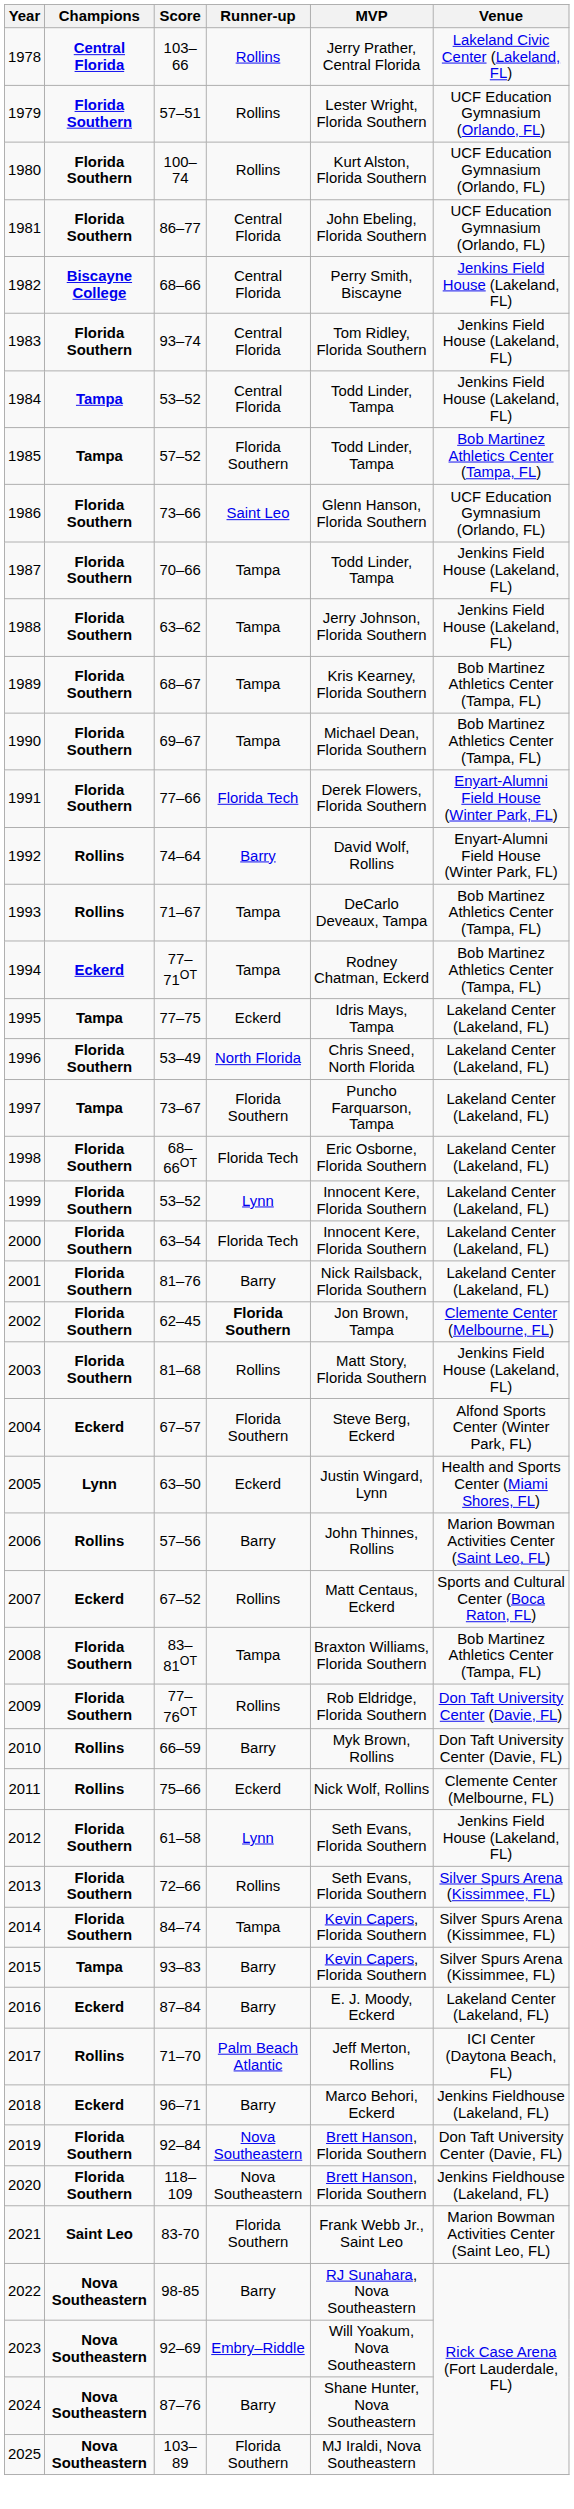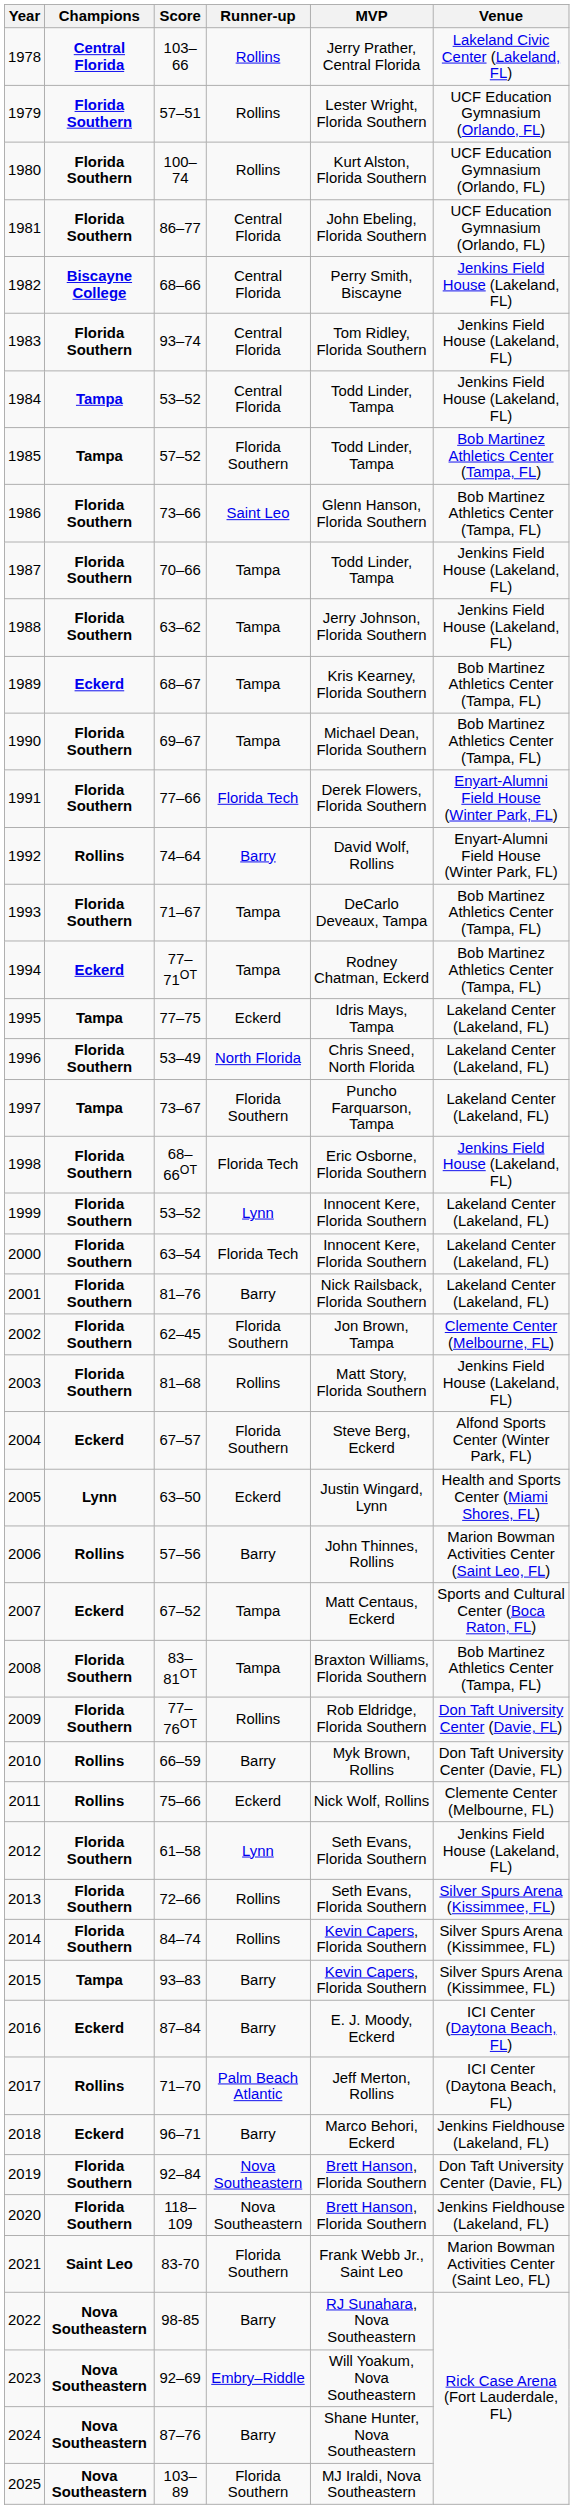(501, 513) UCF Education Gymnasium (Orlando, FL) -> (501, 513) Bob Martinez Athletics Center (Tampa, FL)
(99, 684) Florida Southern -> (99, 684) Eckerd
(99, 912) Rollins -> (99, 912) Florida Southern
(501, 1158) Lakeland Center (Lakeland, FL) -> (501, 1164) Jenkins Field House (Lakeland, FL)
(258, 1321) bold -> (258, 1334) normal
(258, 1598) Rollins -> (258, 1611) Tampa
(258, 1927) Tampa -> (258, 1939) Rollins
(501, 2007) Lakeland Center (Lakeland, FL) -> (501, 2028) ICI Center (Daytona Beach, FL)
